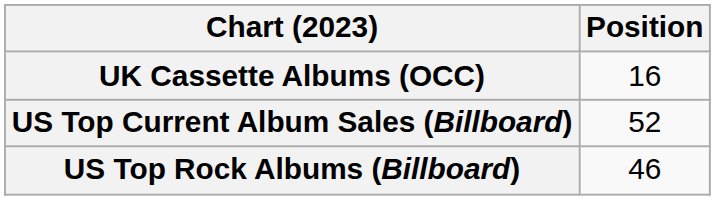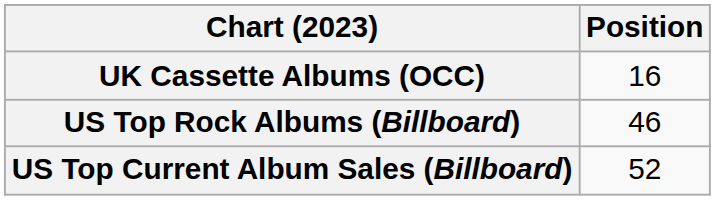rows swapped: (292, 122) <-> (292, 169)
